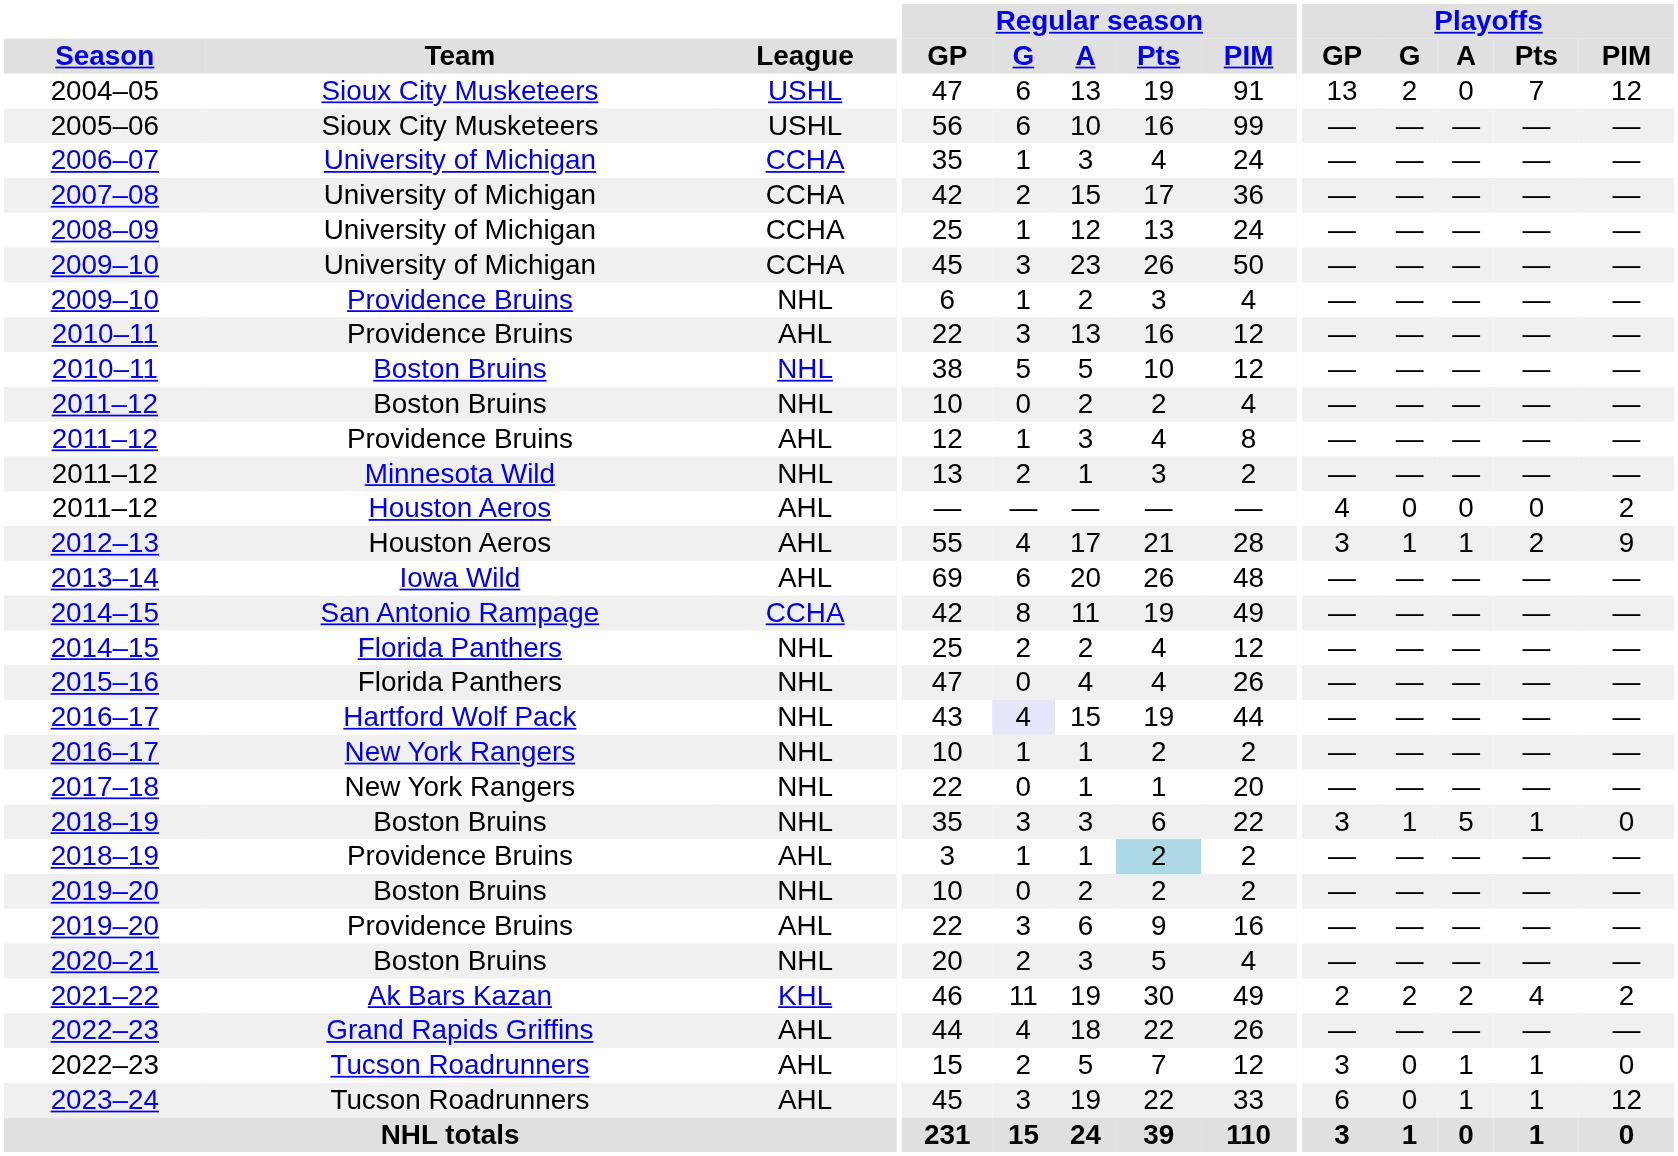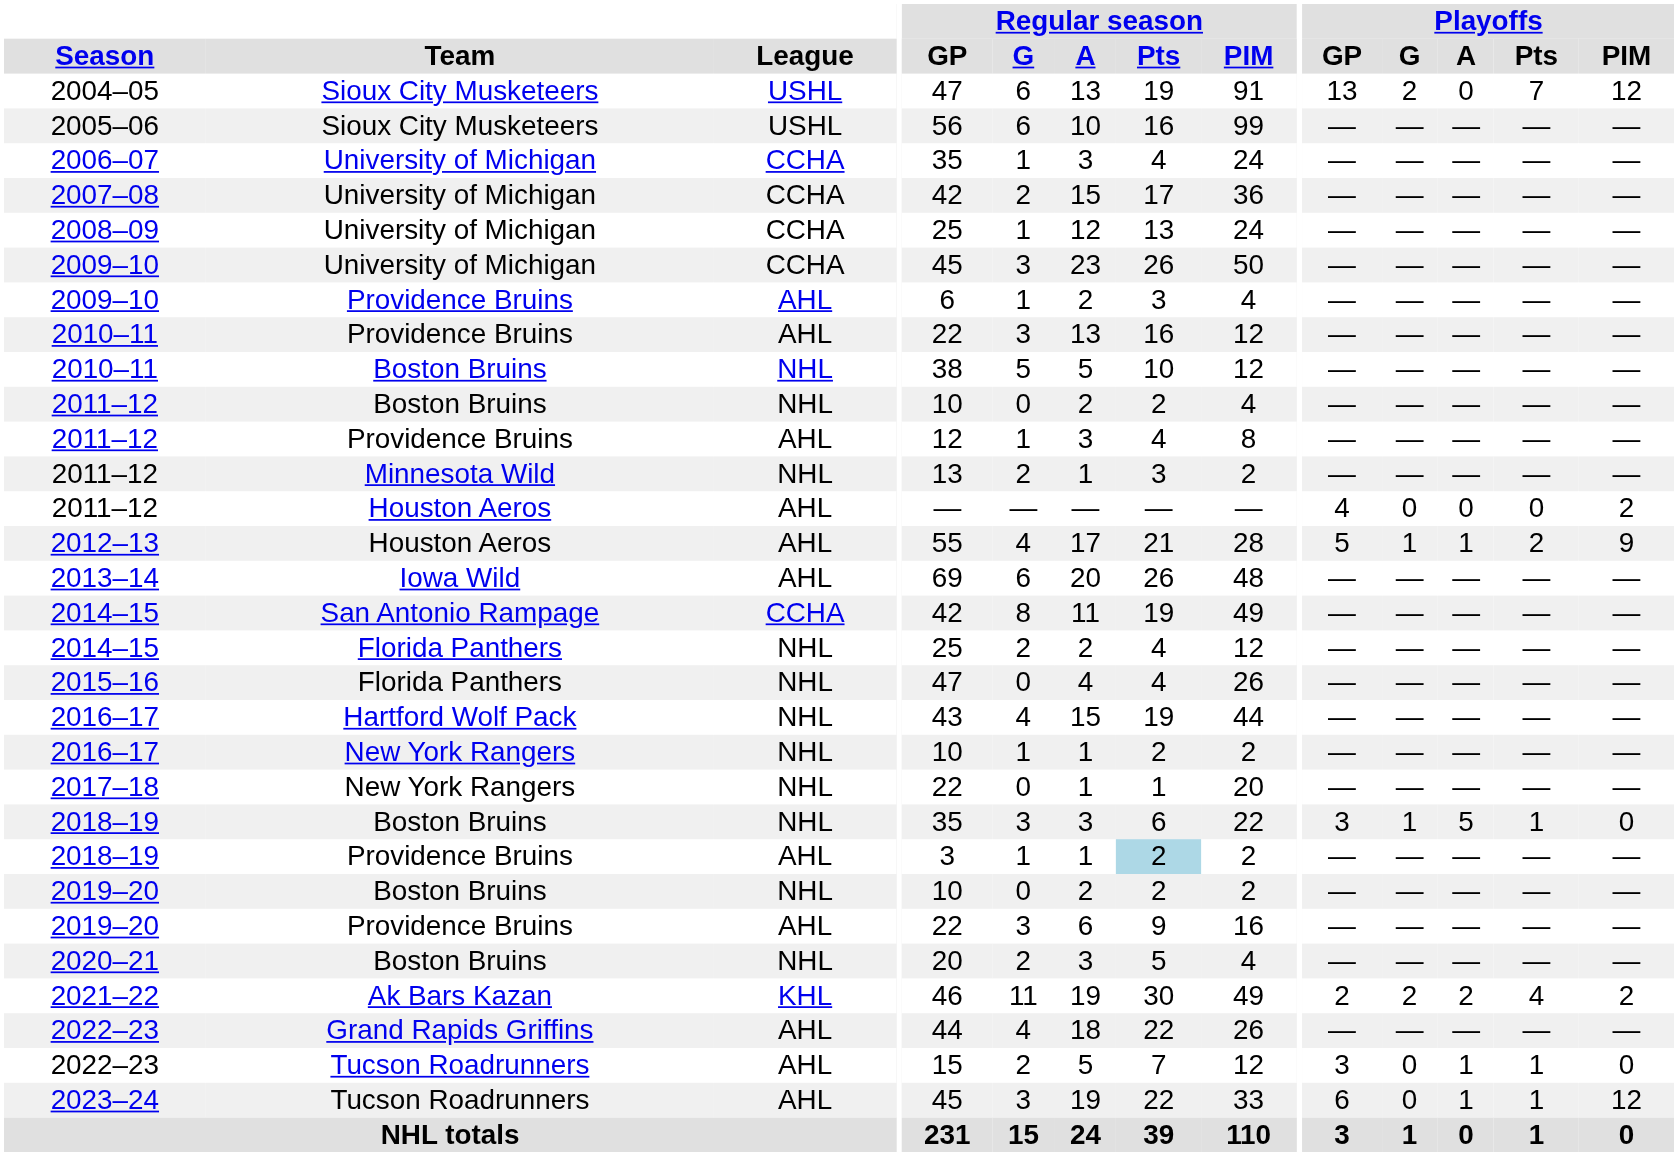(805, 299) NHL -> (805, 299) AHL
(1342, 543) 3 -> (1342, 543) 5
(1023, 717) lavender background -> (1023, 717) no background
